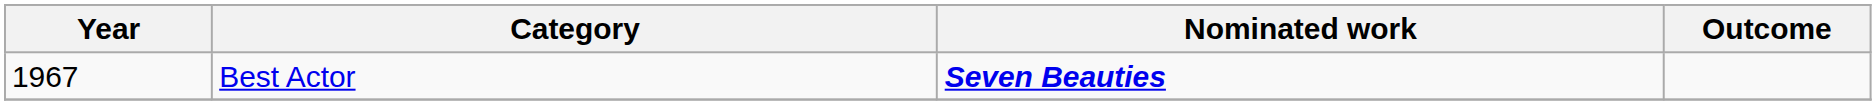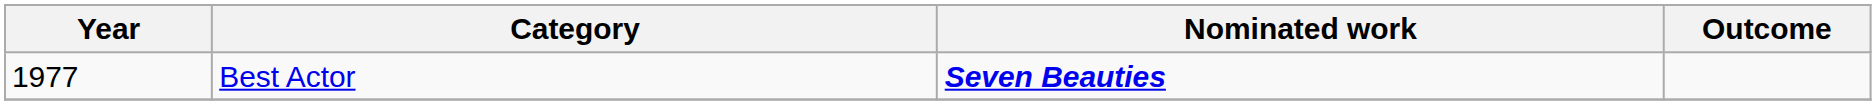(45, 76) 1967 -> (45, 76) 1977
